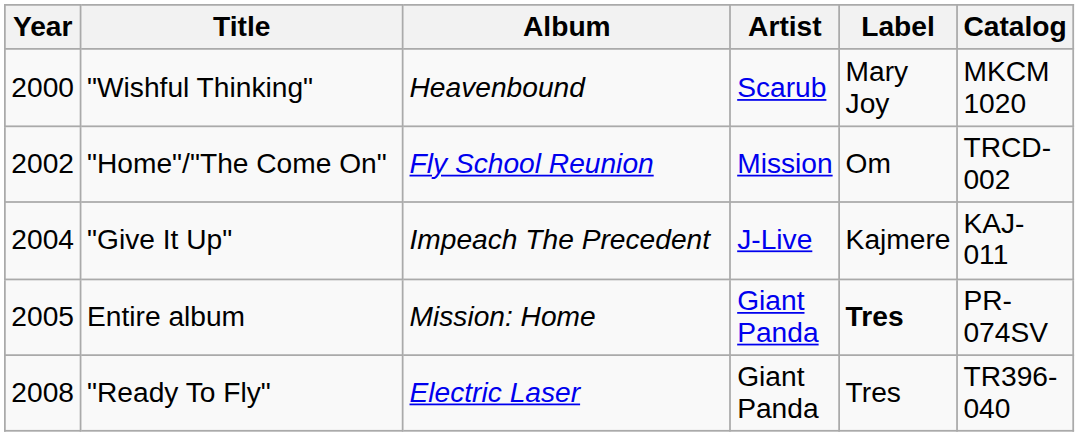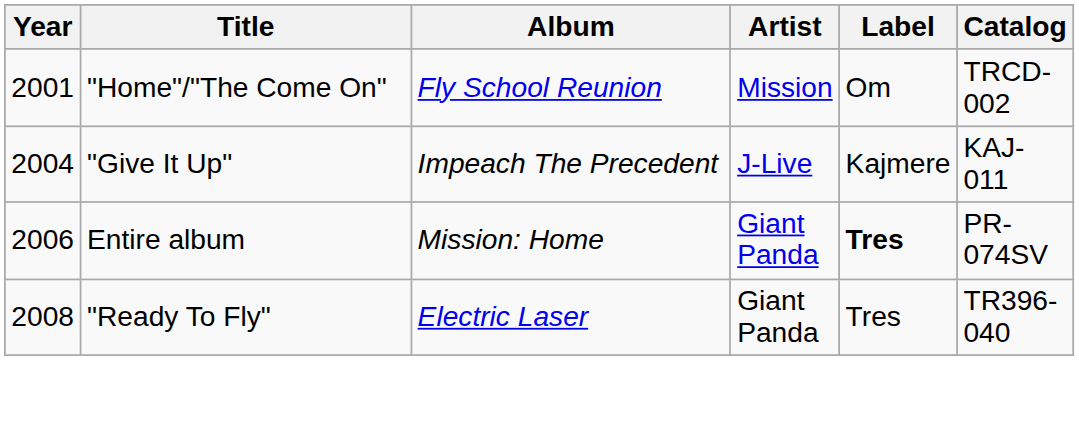- row: (200, 87)
(43, 163) 2002 -> (43, 87) 2001
(43, 316) 2005 -> (43, 240) 2006
